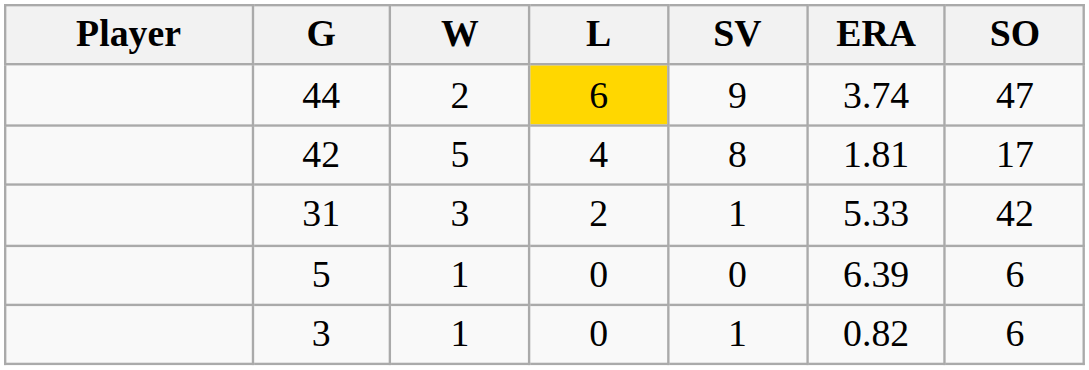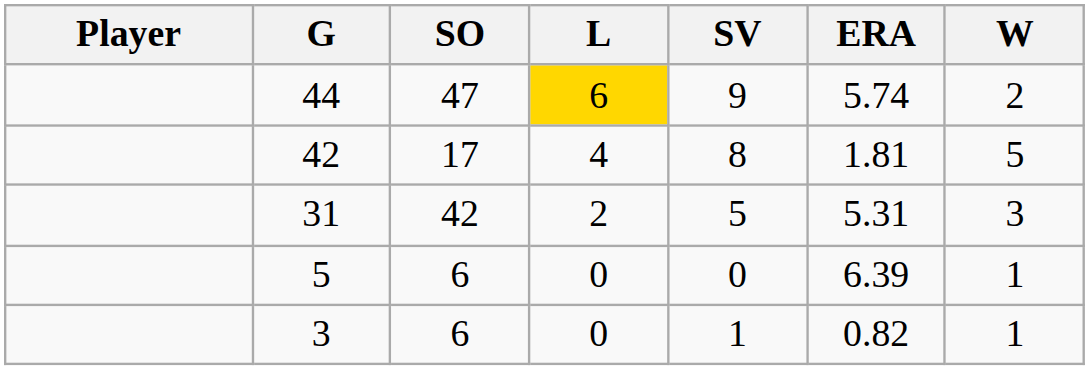columns swapped: (460, 34) <-> (1015, 34)
(876, 94) 3.74 -> (876, 94) 5.74
(737, 214) 1 -> (737, 214) 5
(876, 214) 5.33 -> (876, 214) 5.31
